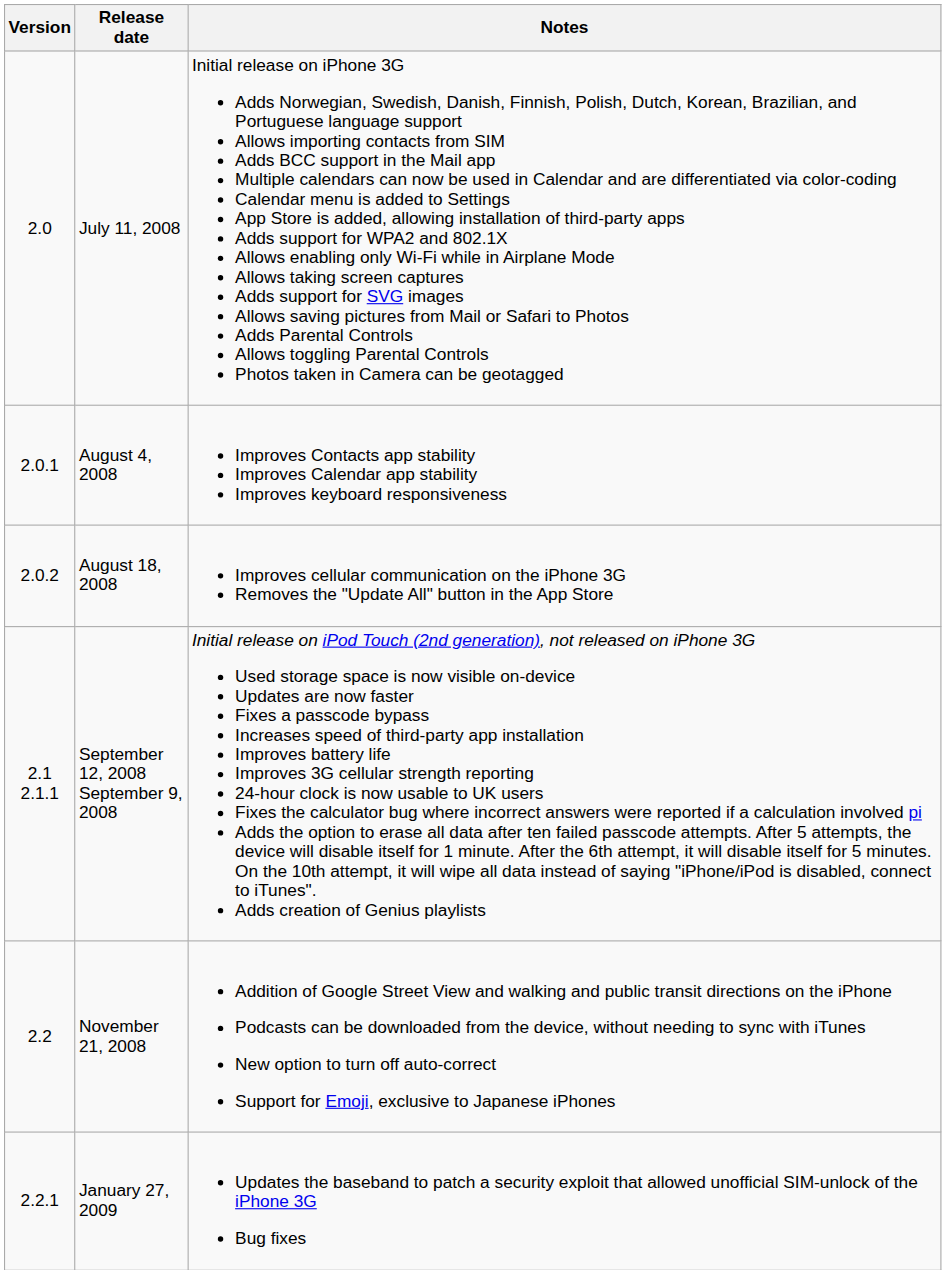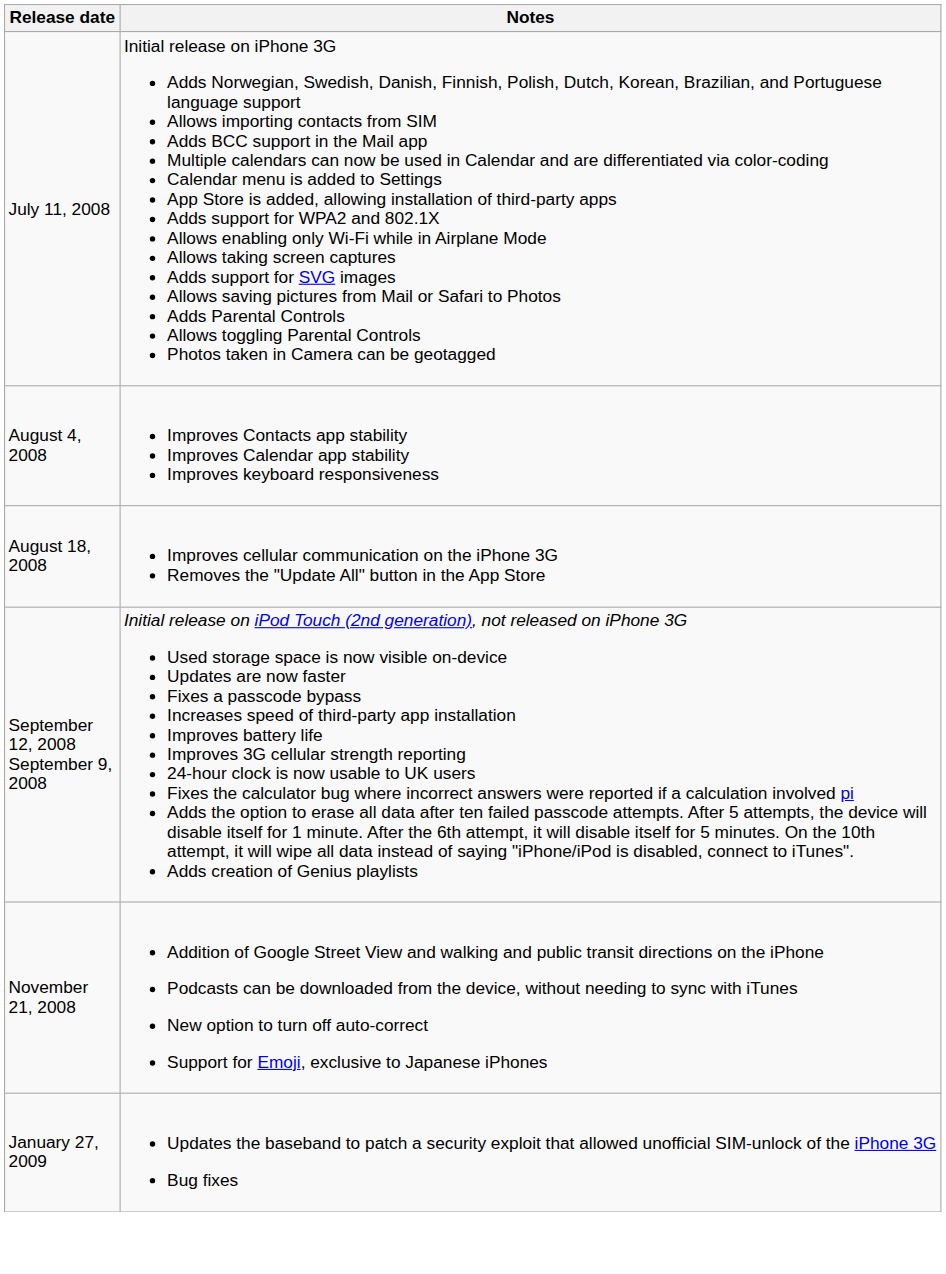- column: (40, 27)
